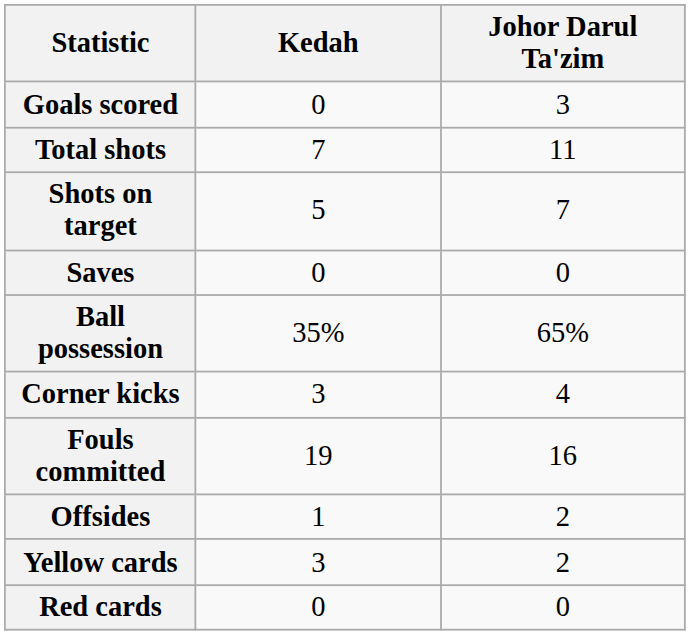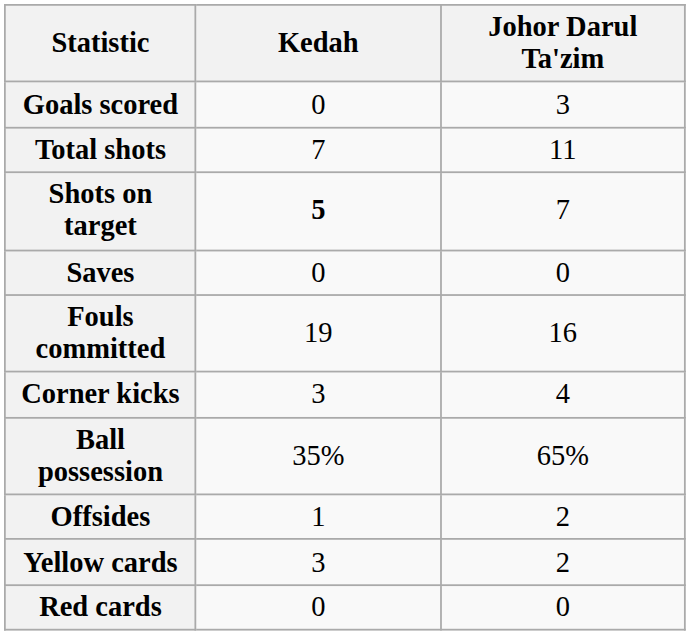(318, 210) normal -> (318, 210) bold
rows swapped: (100, 333) <-> (100, 455)
